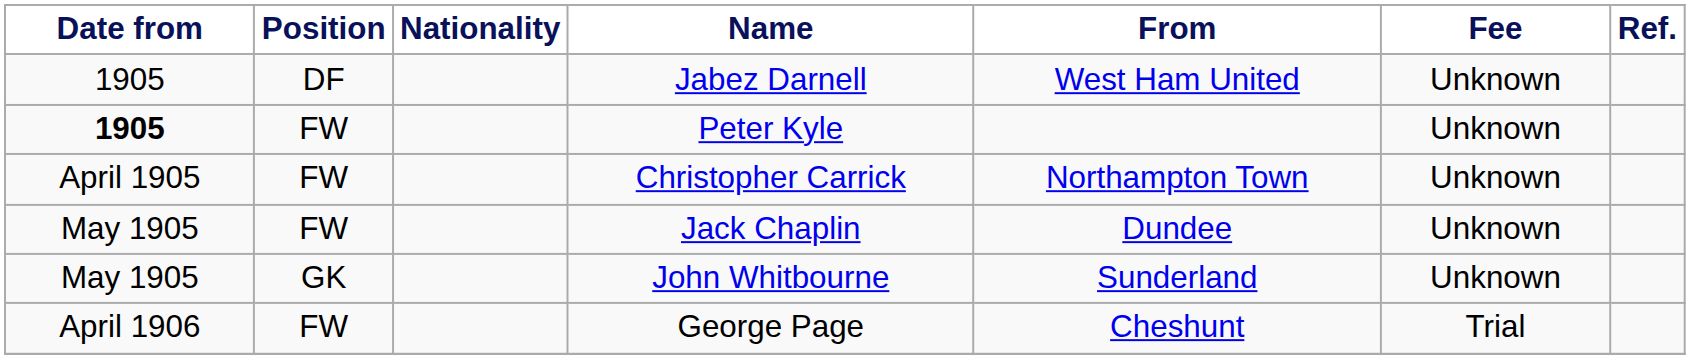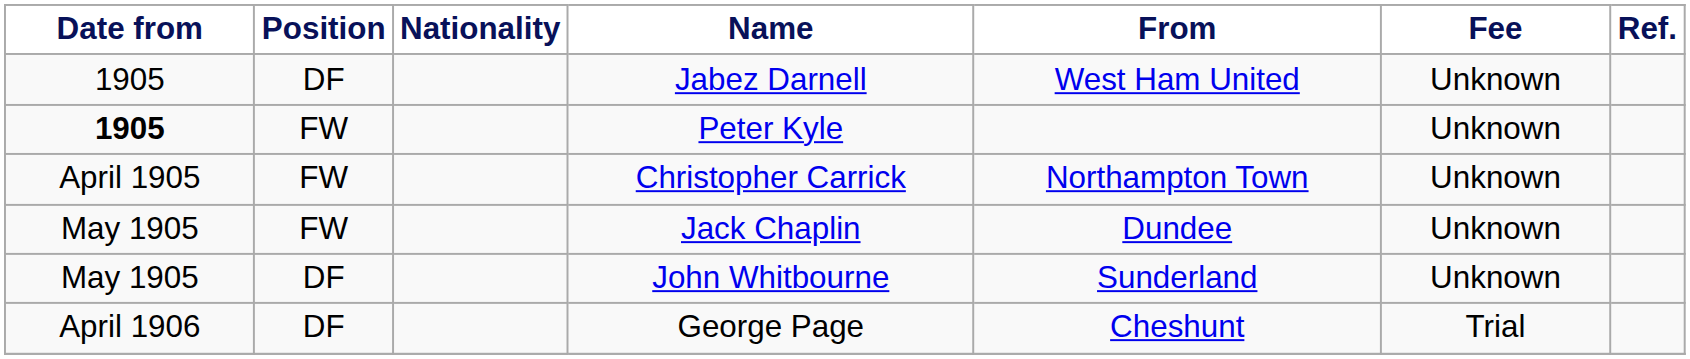(324, 278) GK -> (324, 278) DF
(324, 327) FW -> (324, 327) DF
